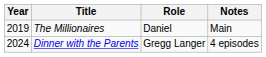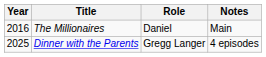(18, 28) 2019 -> (18, 28) 2016
(18, 44) 2024 -> (18, 44) 2025
